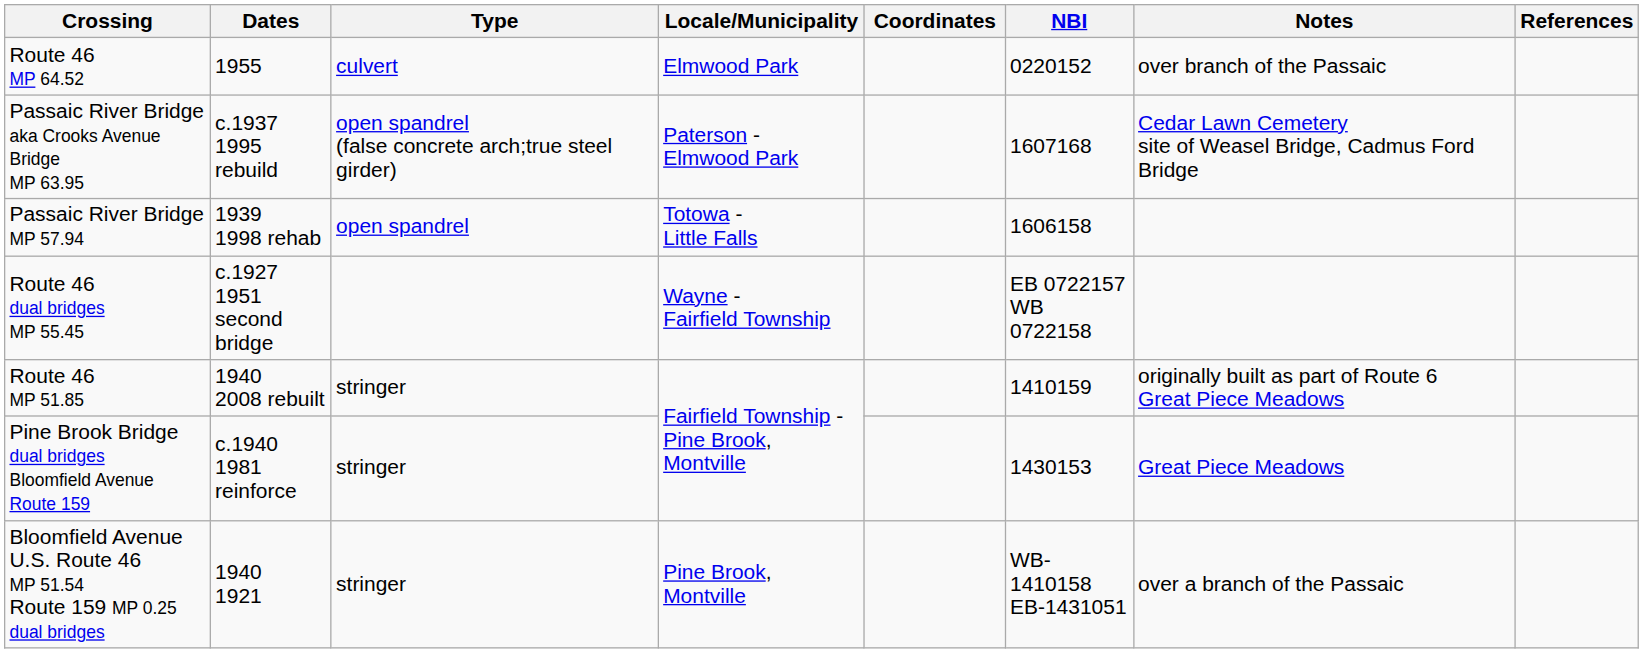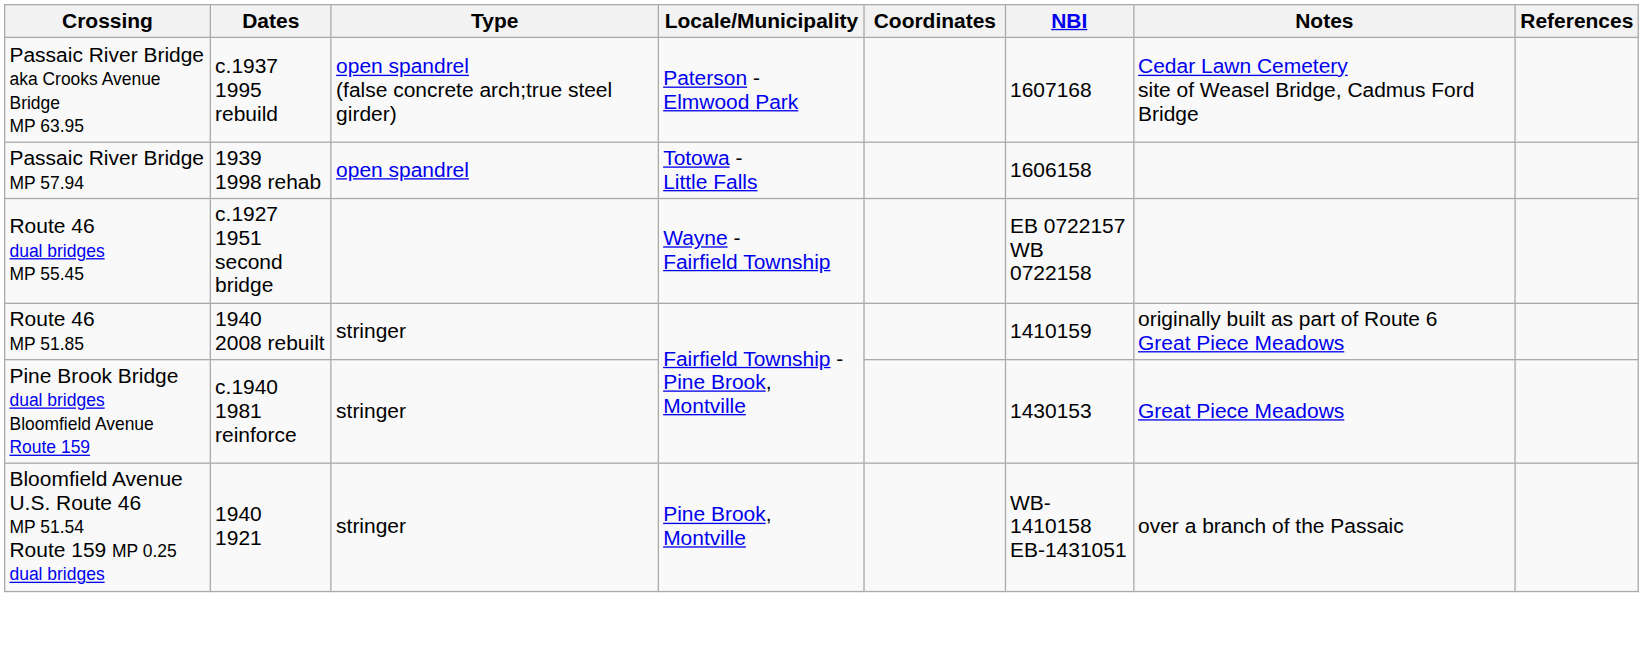- row: (52, 66)
